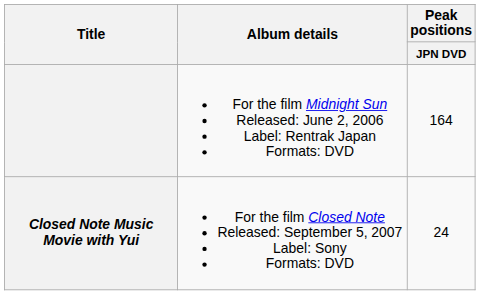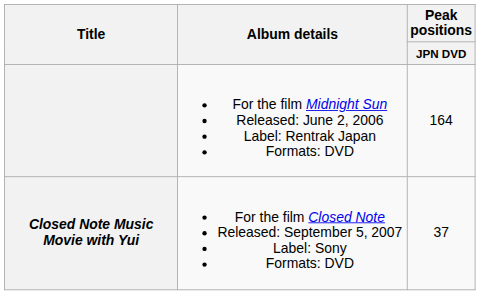(441, 233) 24 -> (441, 233) 37
